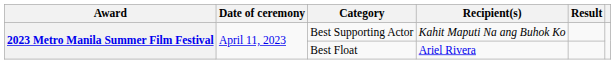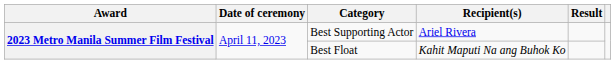(492, 31) Kahit Maputi Na ang Buhok Ko -> (447, 31) Ariel Rivera
(447, 50) Ariel Rivera -> (492, 50) Kahit Maputi Na ang Buhok Ko
